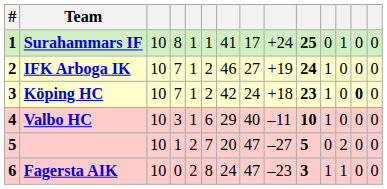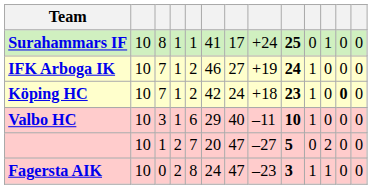- column: (12, 17)
